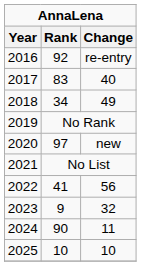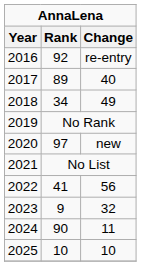(61, 80) 83 -> (61, 80) 89
